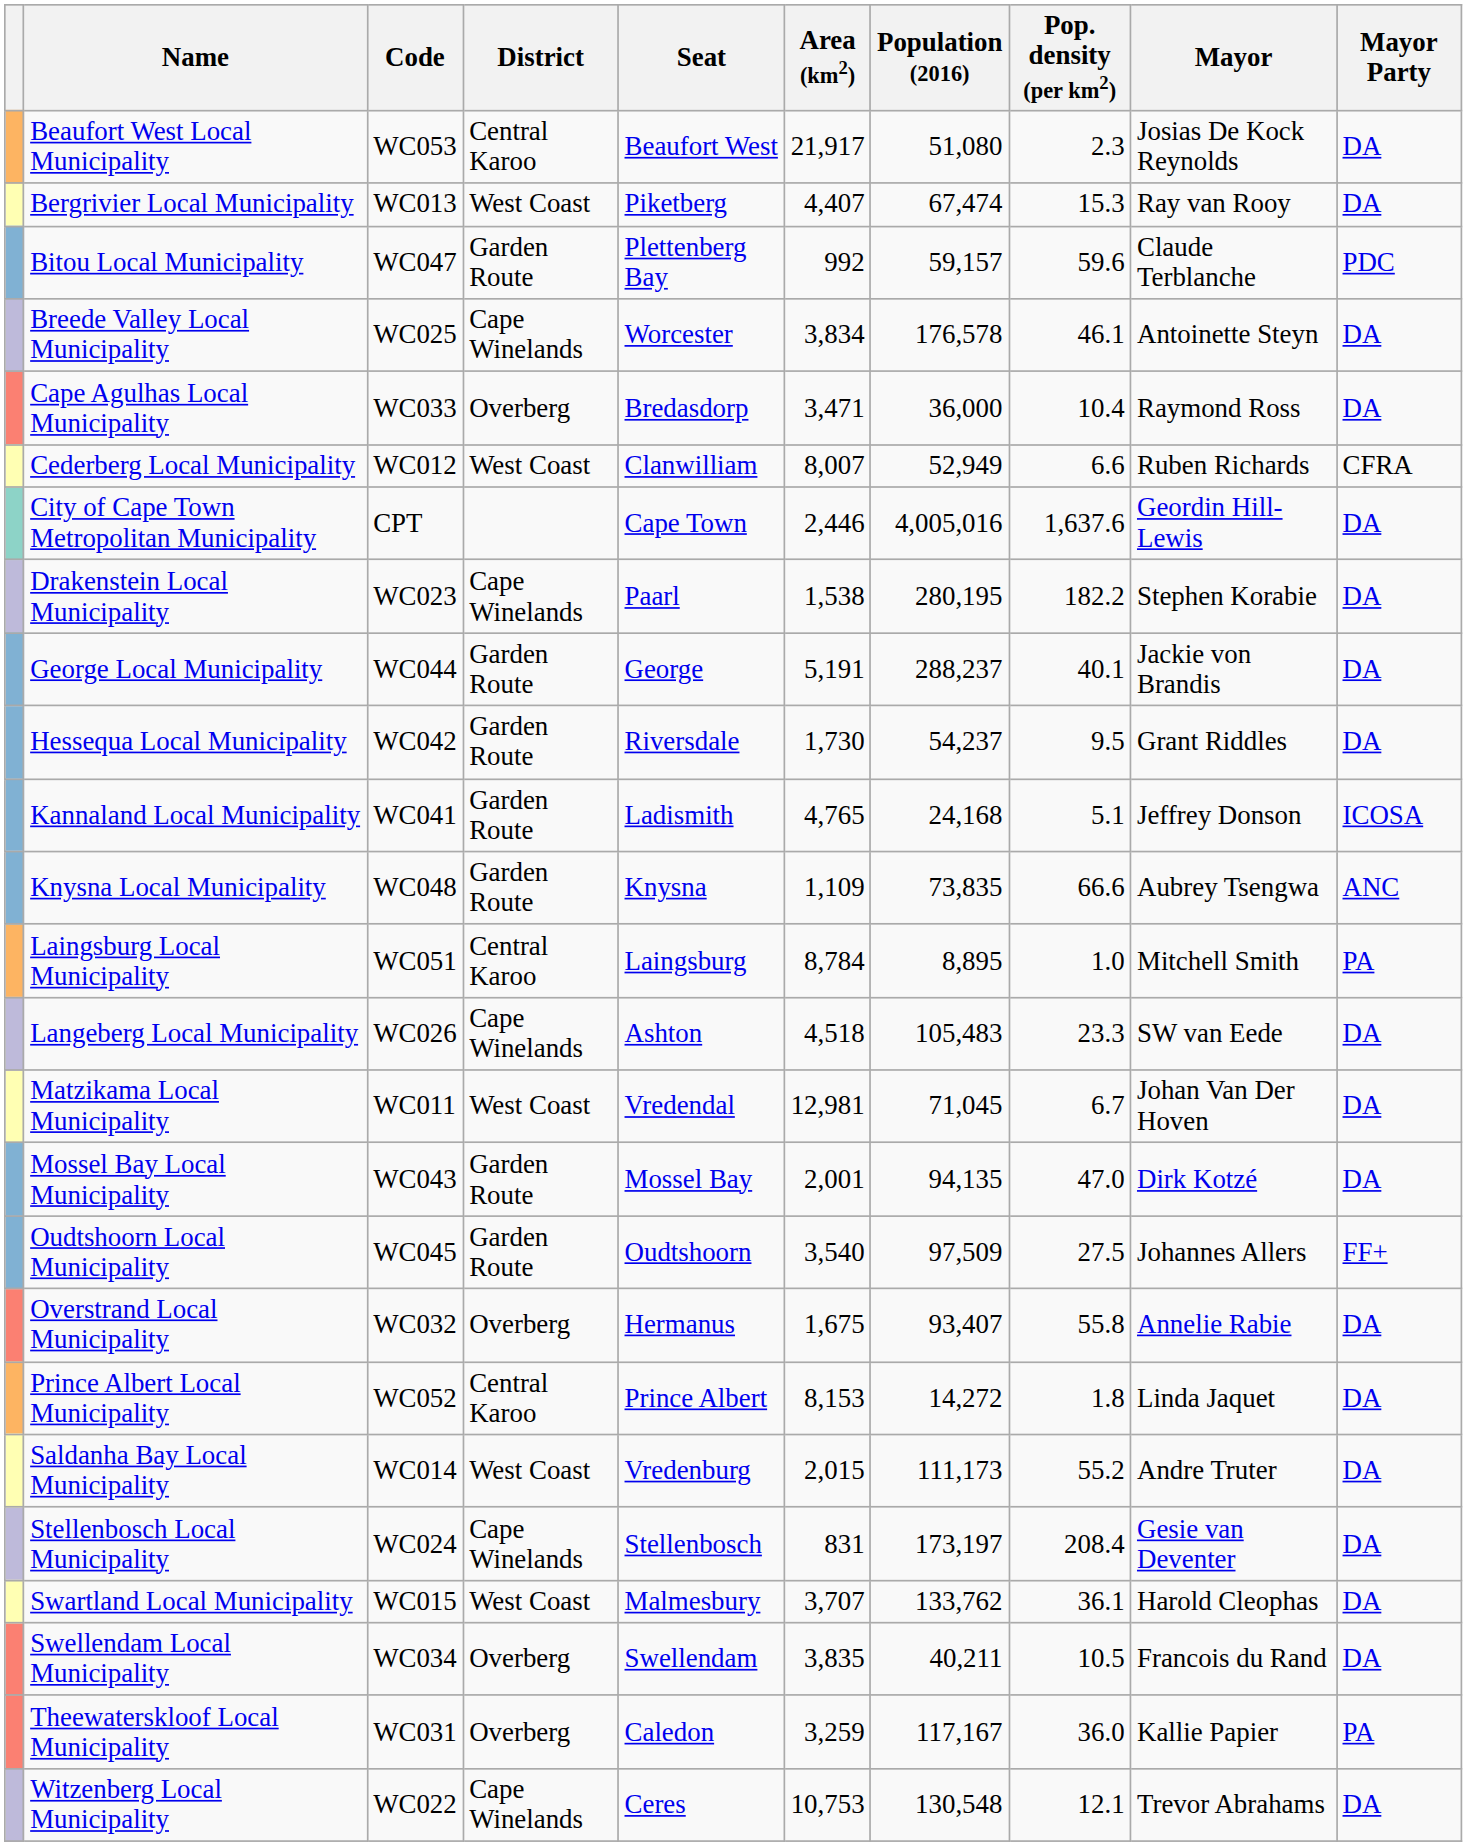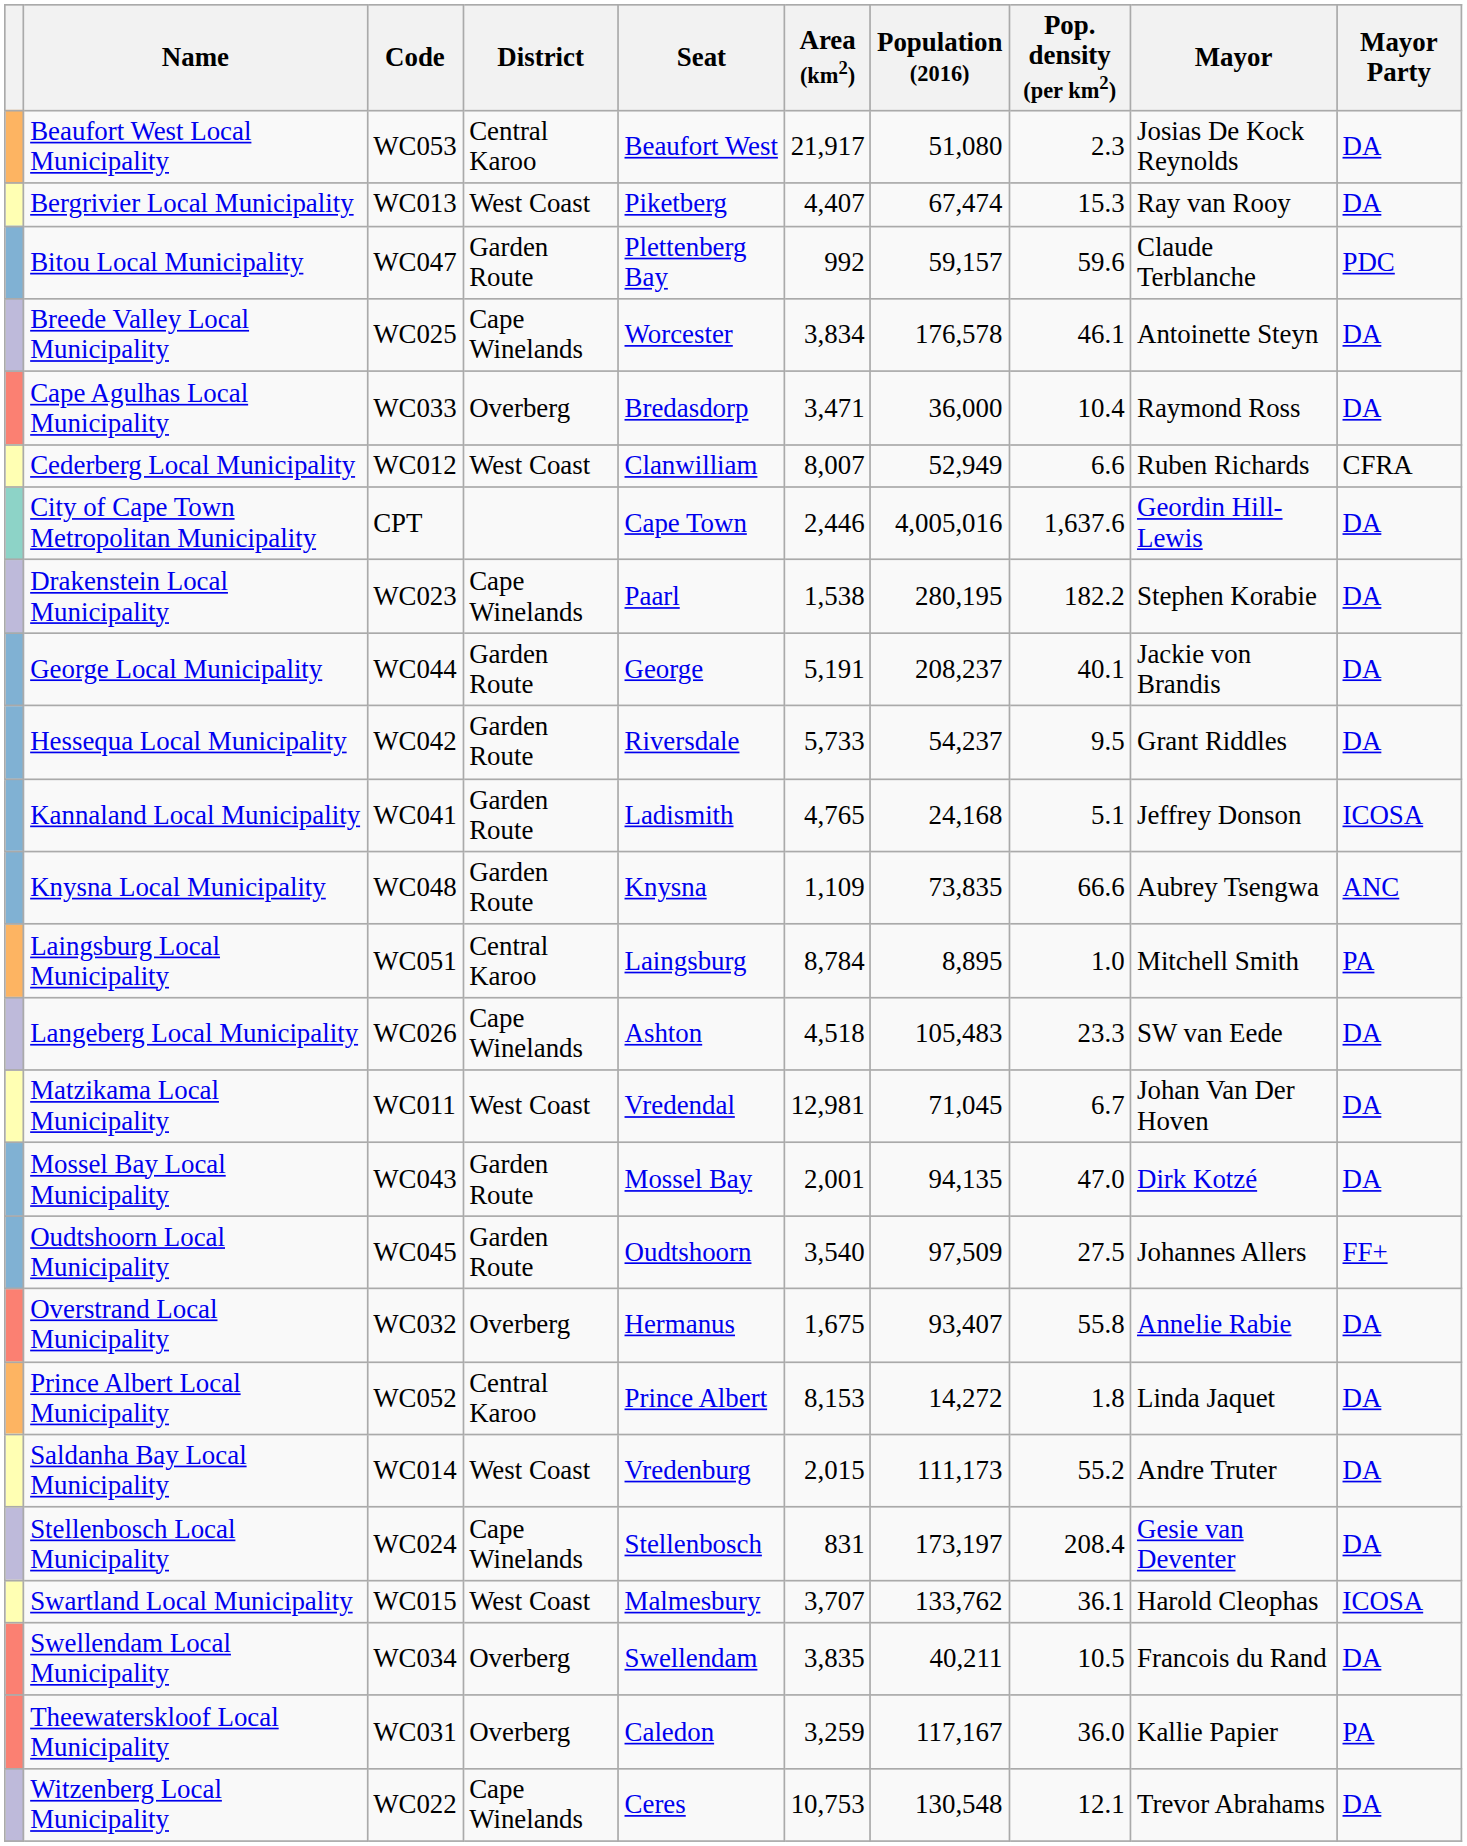(959, 668) 288,237 -> (959, 668) 208,237
(834, 741) 1,730 -> (834, 741) 5,733
(1362, 1601) DA -> (1383, 1601) ICOSA
